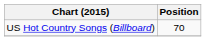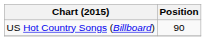(179, 28) 70 -> (179, 28) 90
